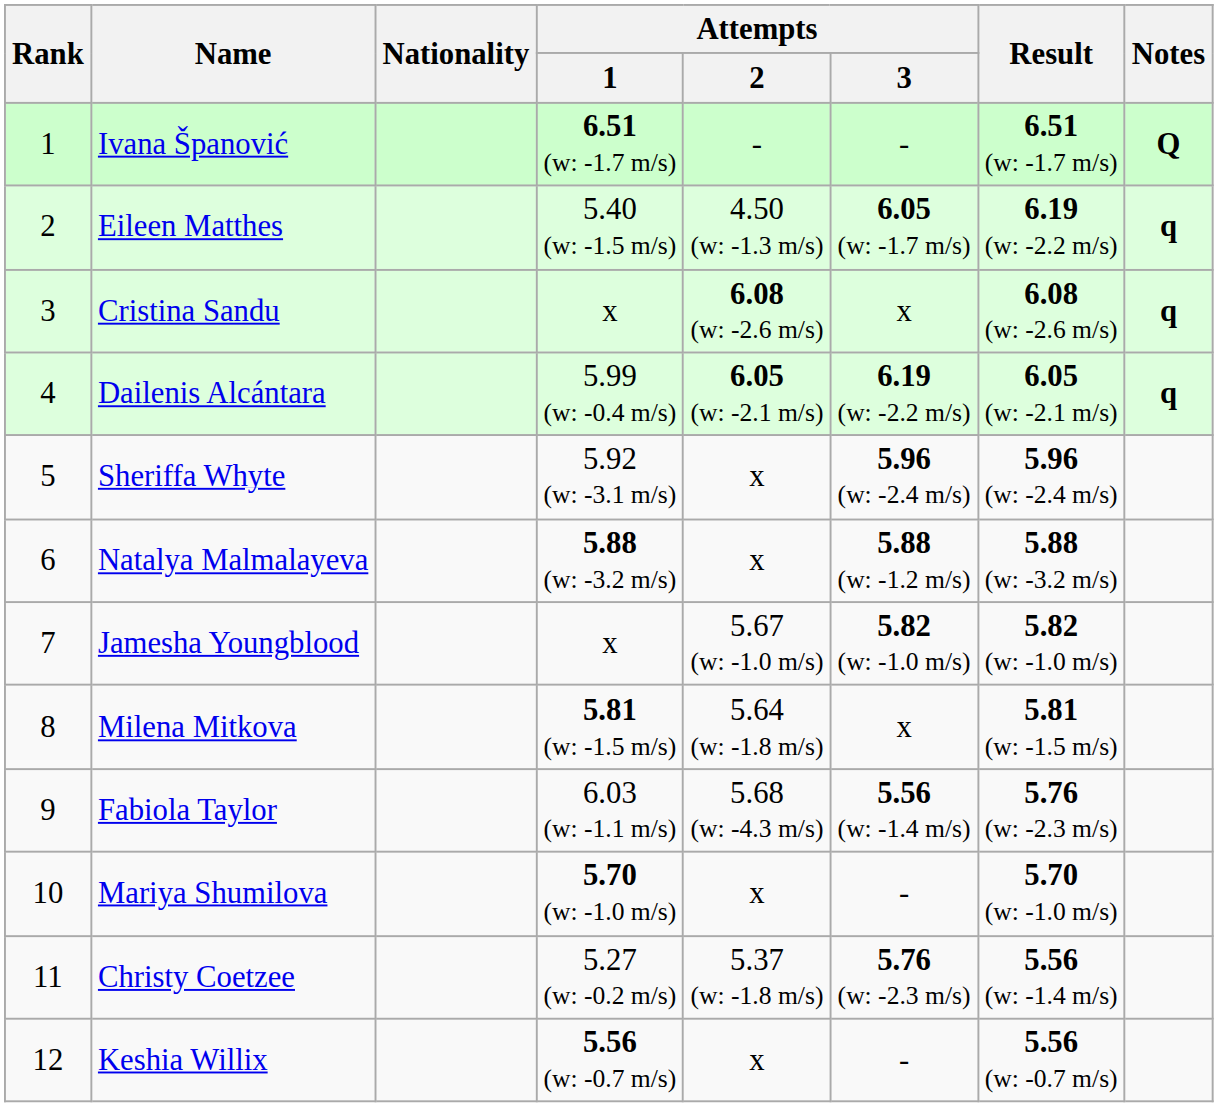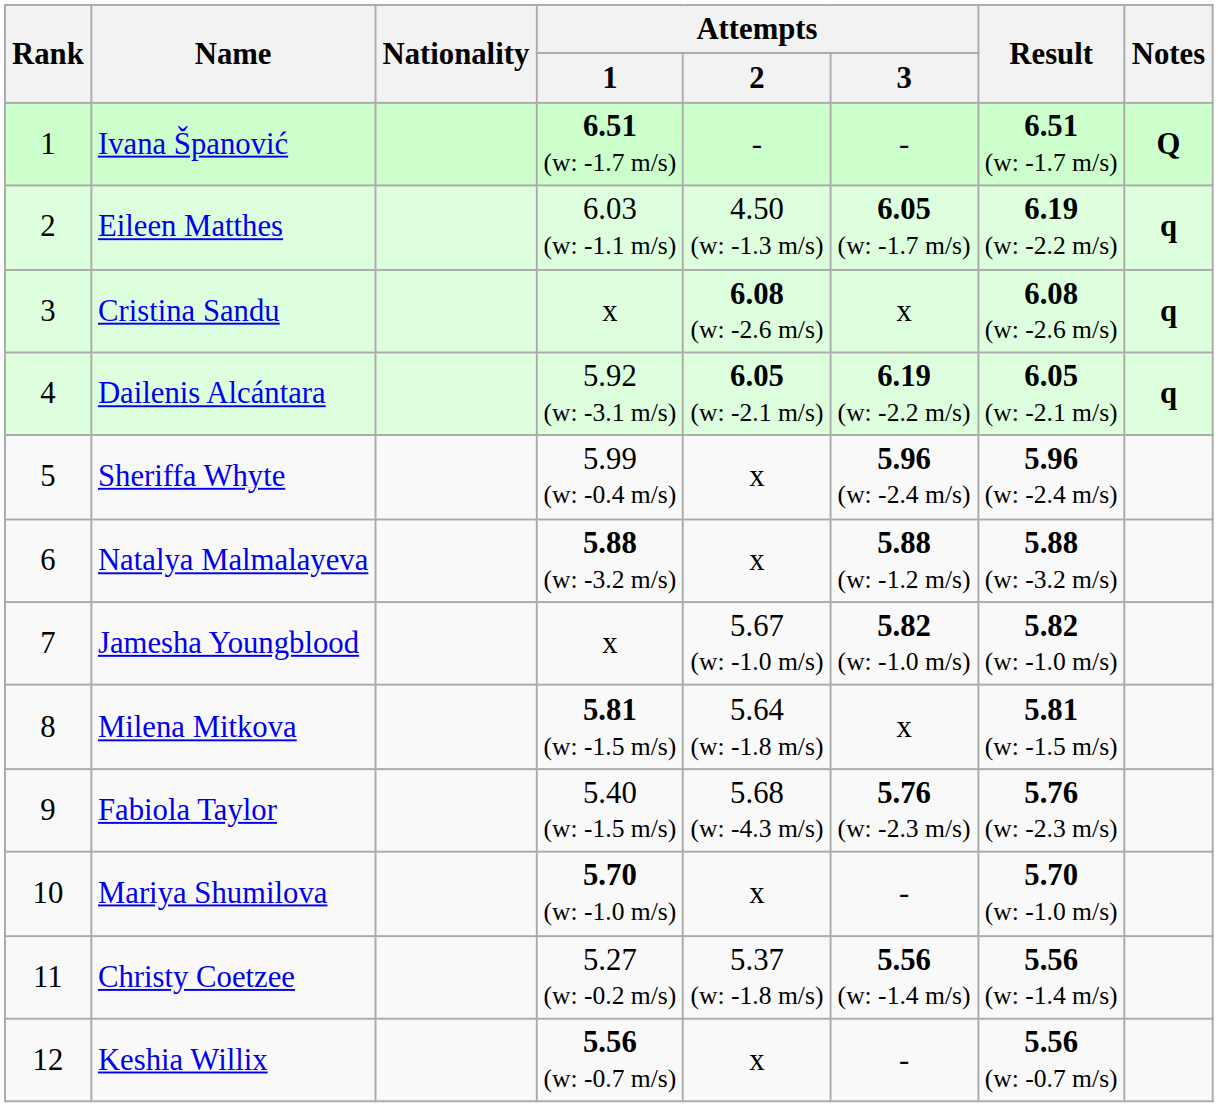(610, 226) 5.40 (w: -1.5 m/s) -> (610, 226) 6.03 (w: -1.1 m/s)
(610, 393) 5.99 (w: -0.4 m/s) -> (610, 393) 5.92 (w: -3.1 m/s)
(610, 476) 5.92 (w: -3.1 m/s) -> (610, 476) 5.99 (w: -0.4 m/s)
(610, 809) 6.03 (w: -1.1 m/s) -> (610, 809) 5.40 (w: -1.5 m/s)
(904, 809) 5.56 (w: -1.4 m/s) -> (904, 809) 5.76 (w: -2.3 m/s)
(904, 976) 5.76 (w: -2.3 m/s) -> (904, 976) 5.56 (w: -1.4 m/s)
